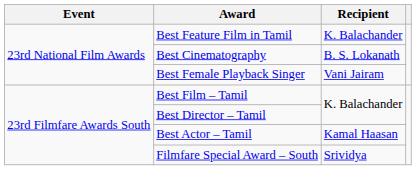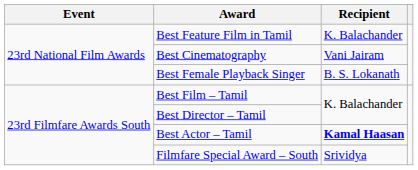(362, 54) B. S. Lokanath -> (354, 54) Vani Jairam
(354, 74) Vani Jairam -> (362, 74) B. S. Lokanath
(361, 134) normal -> (364, 134) bold
